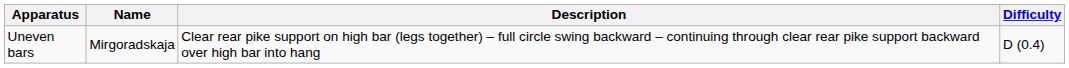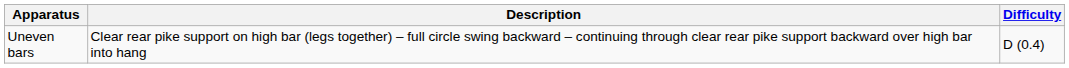- column: (132, 15)
